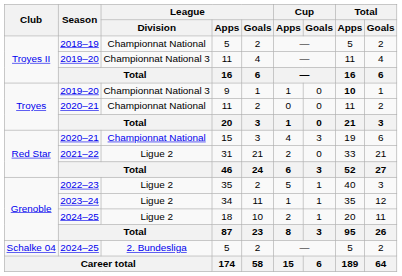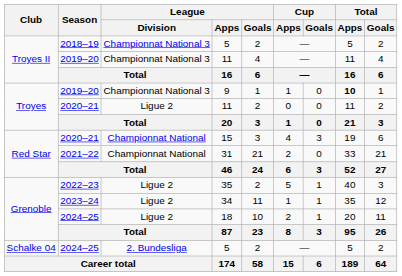(157, 43) Championnat National -> (157, 43) Championnat National 3
(157, 106) Championnat National -> (157, 106) Ligue 2
(157, 153) Ligue 2 -> (157, 153) Championnat National
